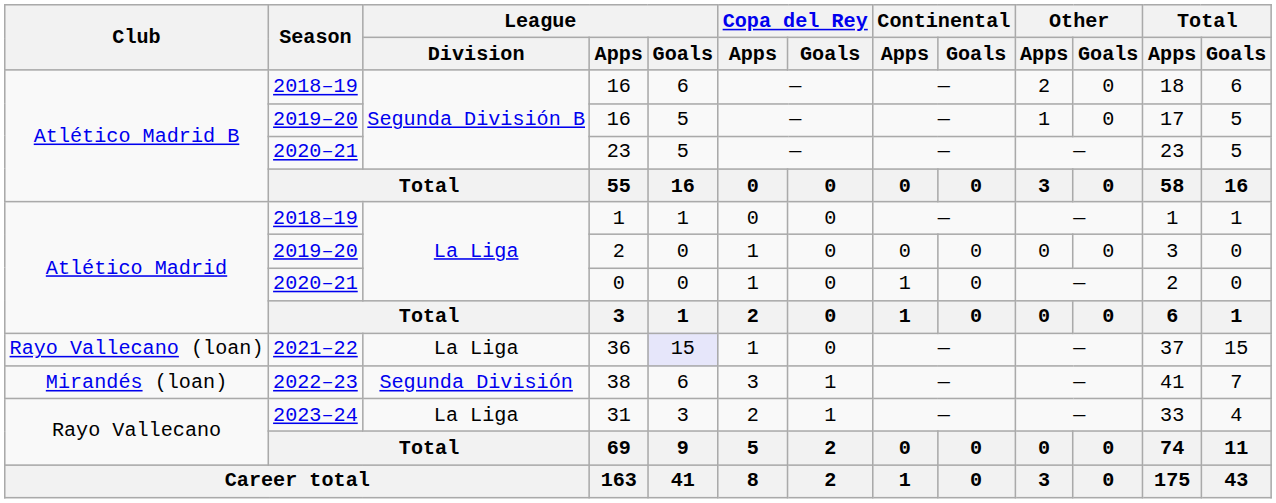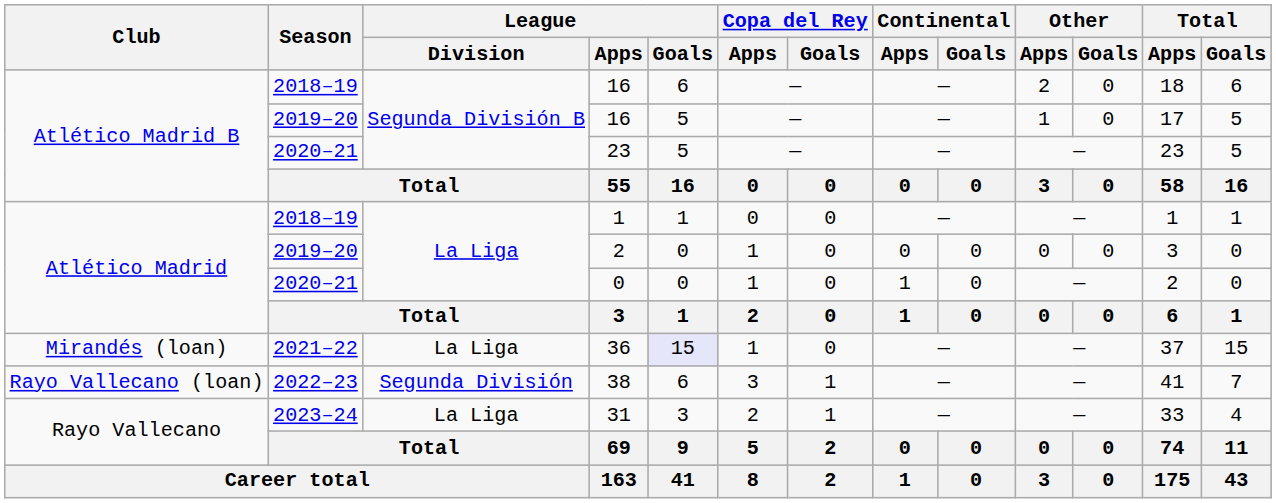(137, 350) Rayo Vallecano (loan) -> (137, 350) Mirandés (loan)
(137, 382) Mirandés (loan) -> (137, 382) Rayo Vallecano (loan)
